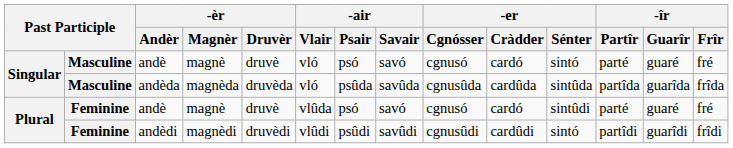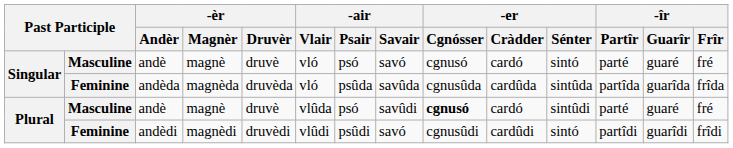(100, 85) Masculine -> (100, 85) Feminine
(100, 108) Feminine -> (100, 108) Masculine
(392, 108) savó -> (398, 108) savûdi
(447, 108) normal -> (448, 108) bold
(398, 131) savûdi -> (392, 131) savó
